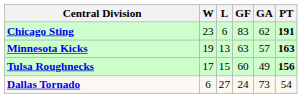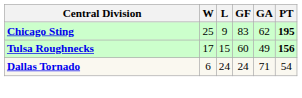(208, 31) 23 -> (208, 31) 25
(224, 31) 6 -> (224, 31) 9
(286, 31) 191 -> (286, 31) 195
- row: (47, 48)
(224, 84) 27 -> (224, 66) 24
(264, 84) 73 -> (264, 66) 71
